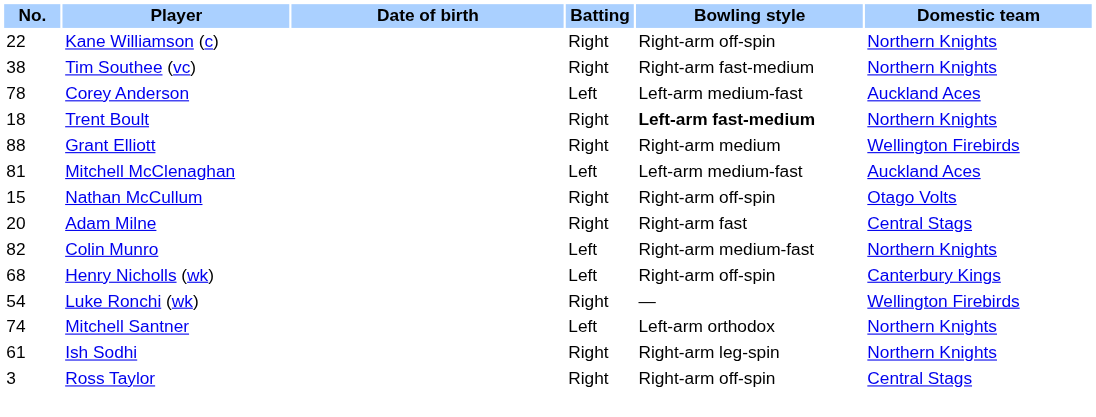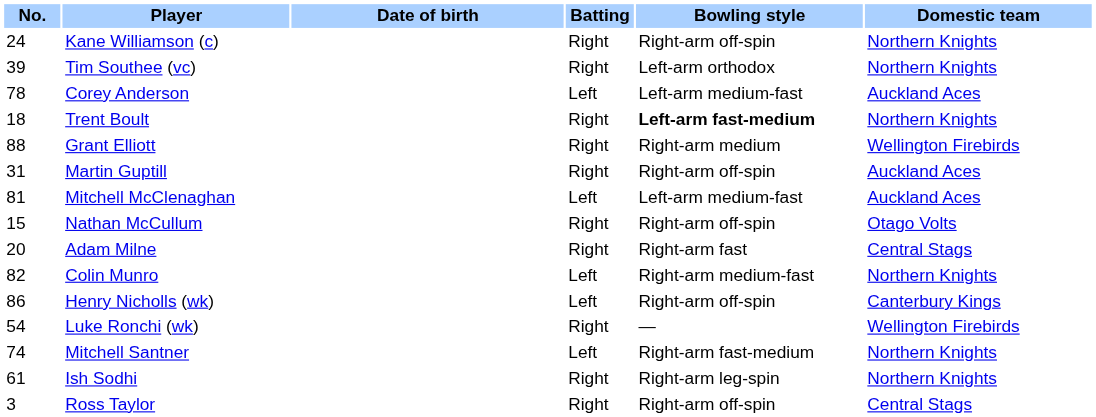(16, 41) 22 -> (16, 41) 24
(16, 67) 38 -> (16, 67) 39
(726, 67) Right-arm fast-medium -> (707, 67) Left-arm orthodox
+ row: (116, 171)
(16, 275) 68 -> (16, 301) 86
(707, 327) Left-arm orthodox -> (726, 352) Right-arm fast-medium
